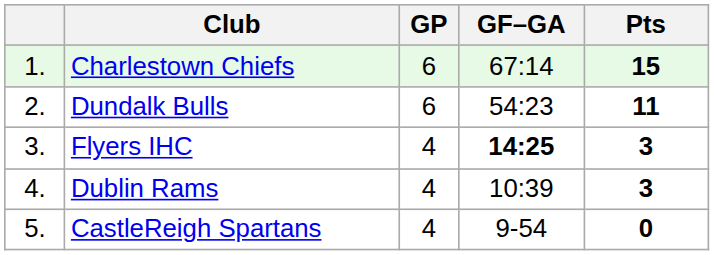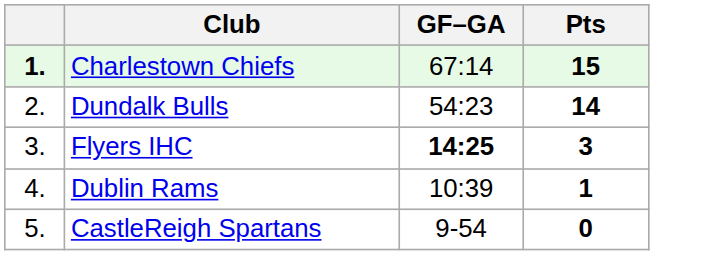- column: (429, 24)
(35, 65) normal -> (35, 65) bold
(646, 106) 11 -> (586, 106) 14
(646, 188) 3 -> (586, 188) 1
